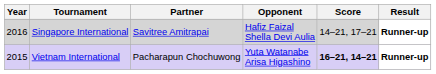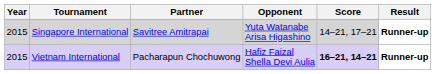(17, 32) 2016 -> (17, 32) 2015
(280, 32) Hafiz Faizal Shella Devi Aulia -> (278, 32) Yuta Watanabe Arisa Higashino
(278, 57) Yuta Watanabe Arisa Higashino -> (280, 57) Hafiz Faizal Shella Devi Aulia
